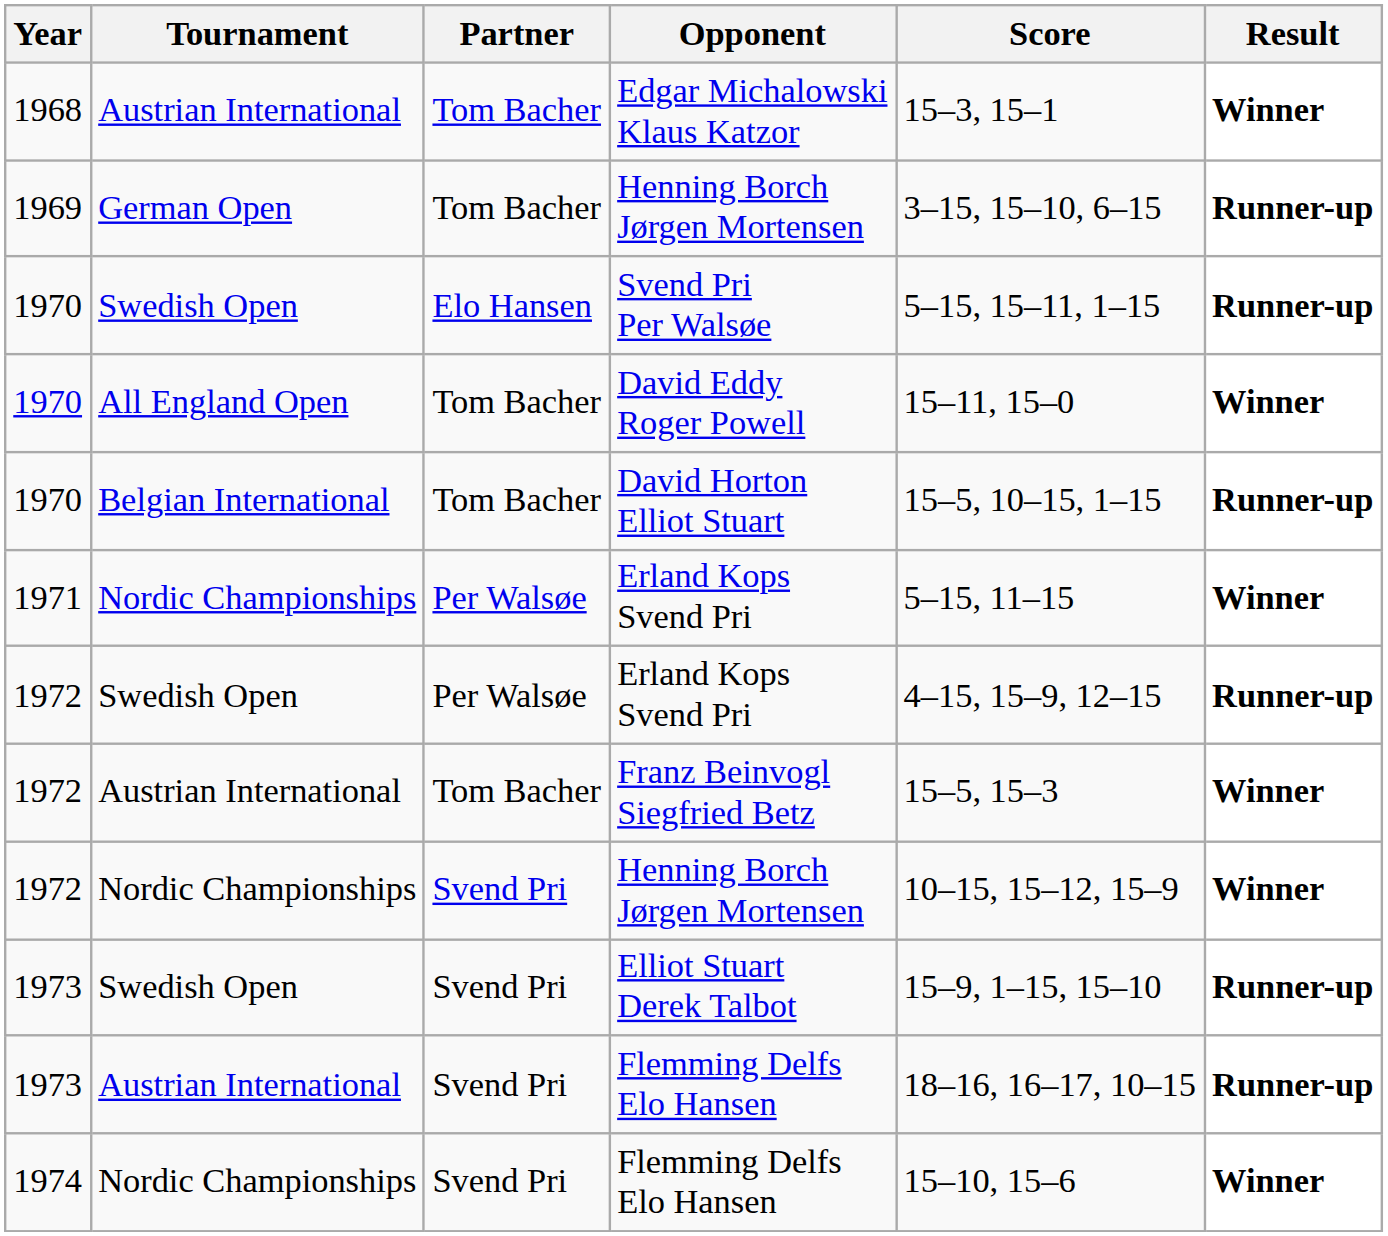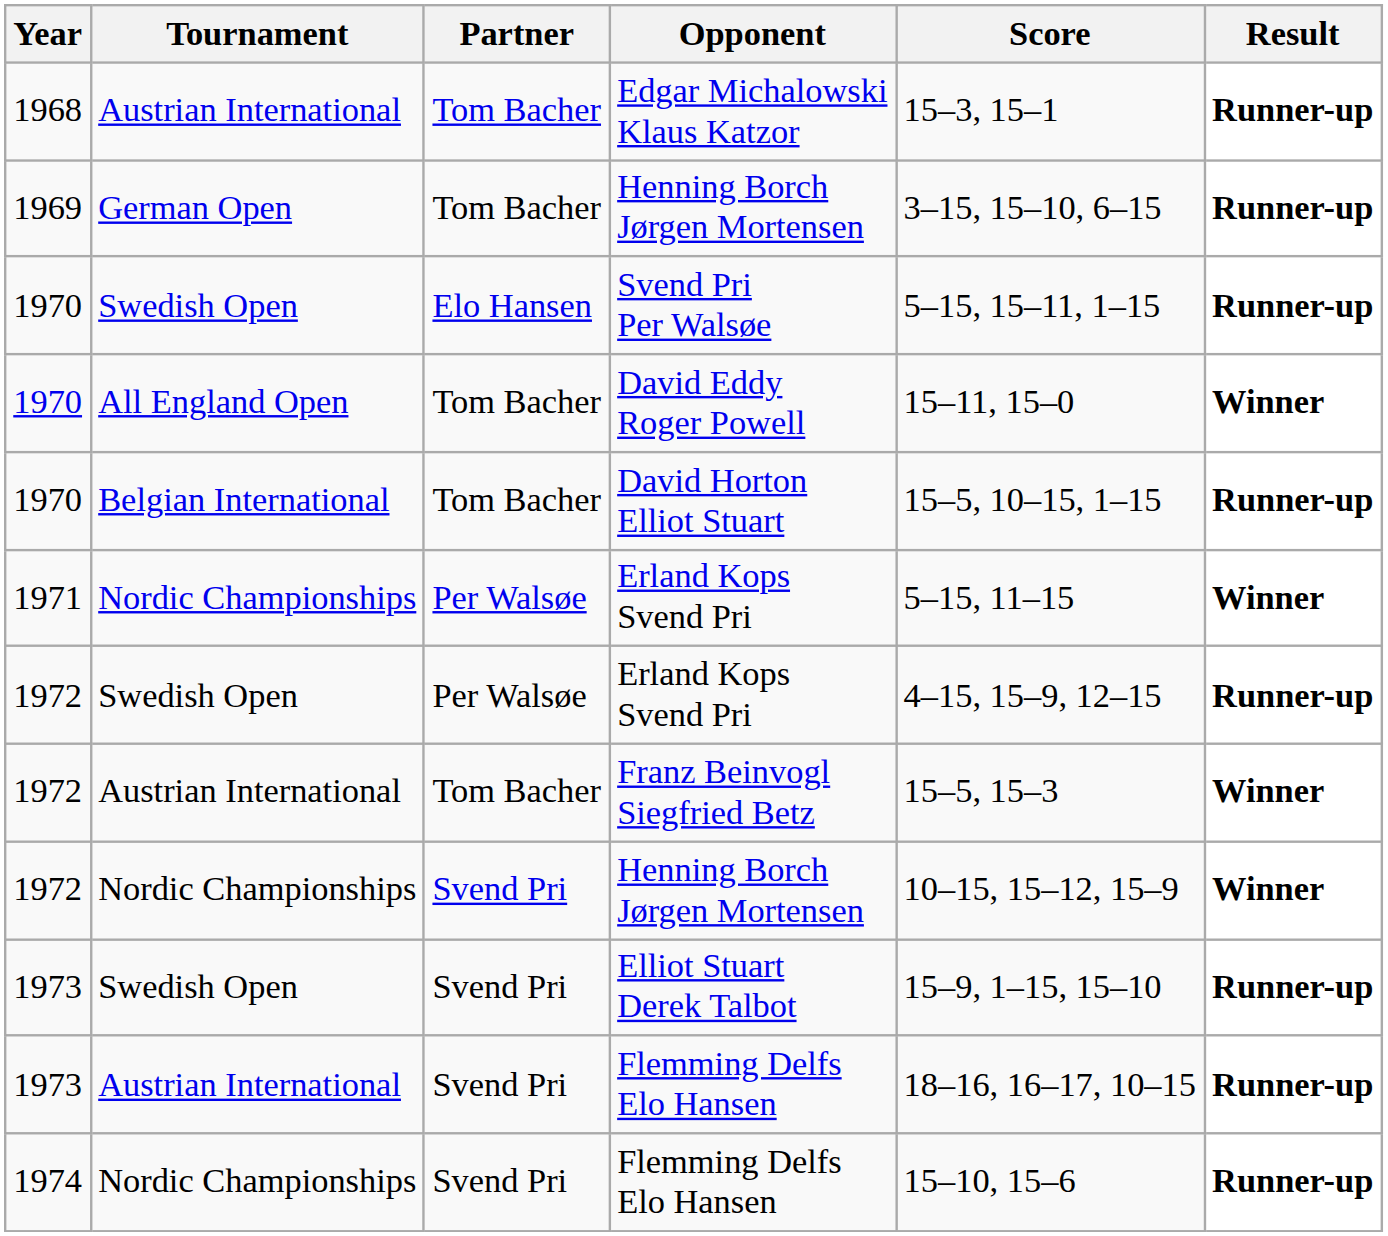(1268, 110) Winner -> (1293, 110) Runner-up
(1268, 1181) Winner -> (1293, 1181) Runner-up
